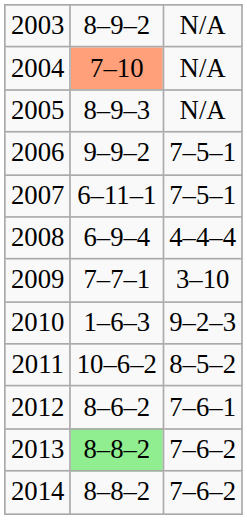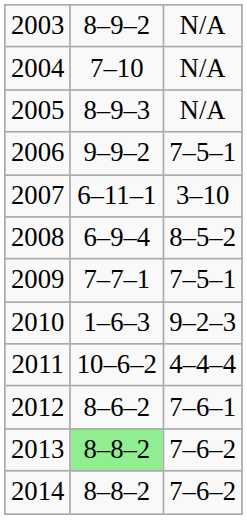(117, 68) lightsalmon background -> (117, 68) no background
(203, 195) 7–5–1 -> (203, 195) 3–10
(203, 237) 4–4–4 -> (203, 237) 8–5–2
(203, 279) 3–10 -> (203, 279) 7–5–1
(203, 364) 8–5–2 -> (203, 364) 4–4–4
